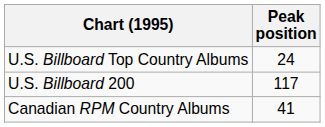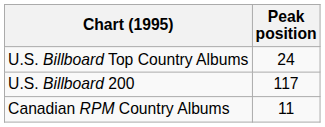(286, 109) 41 -> (286, 109) 11
